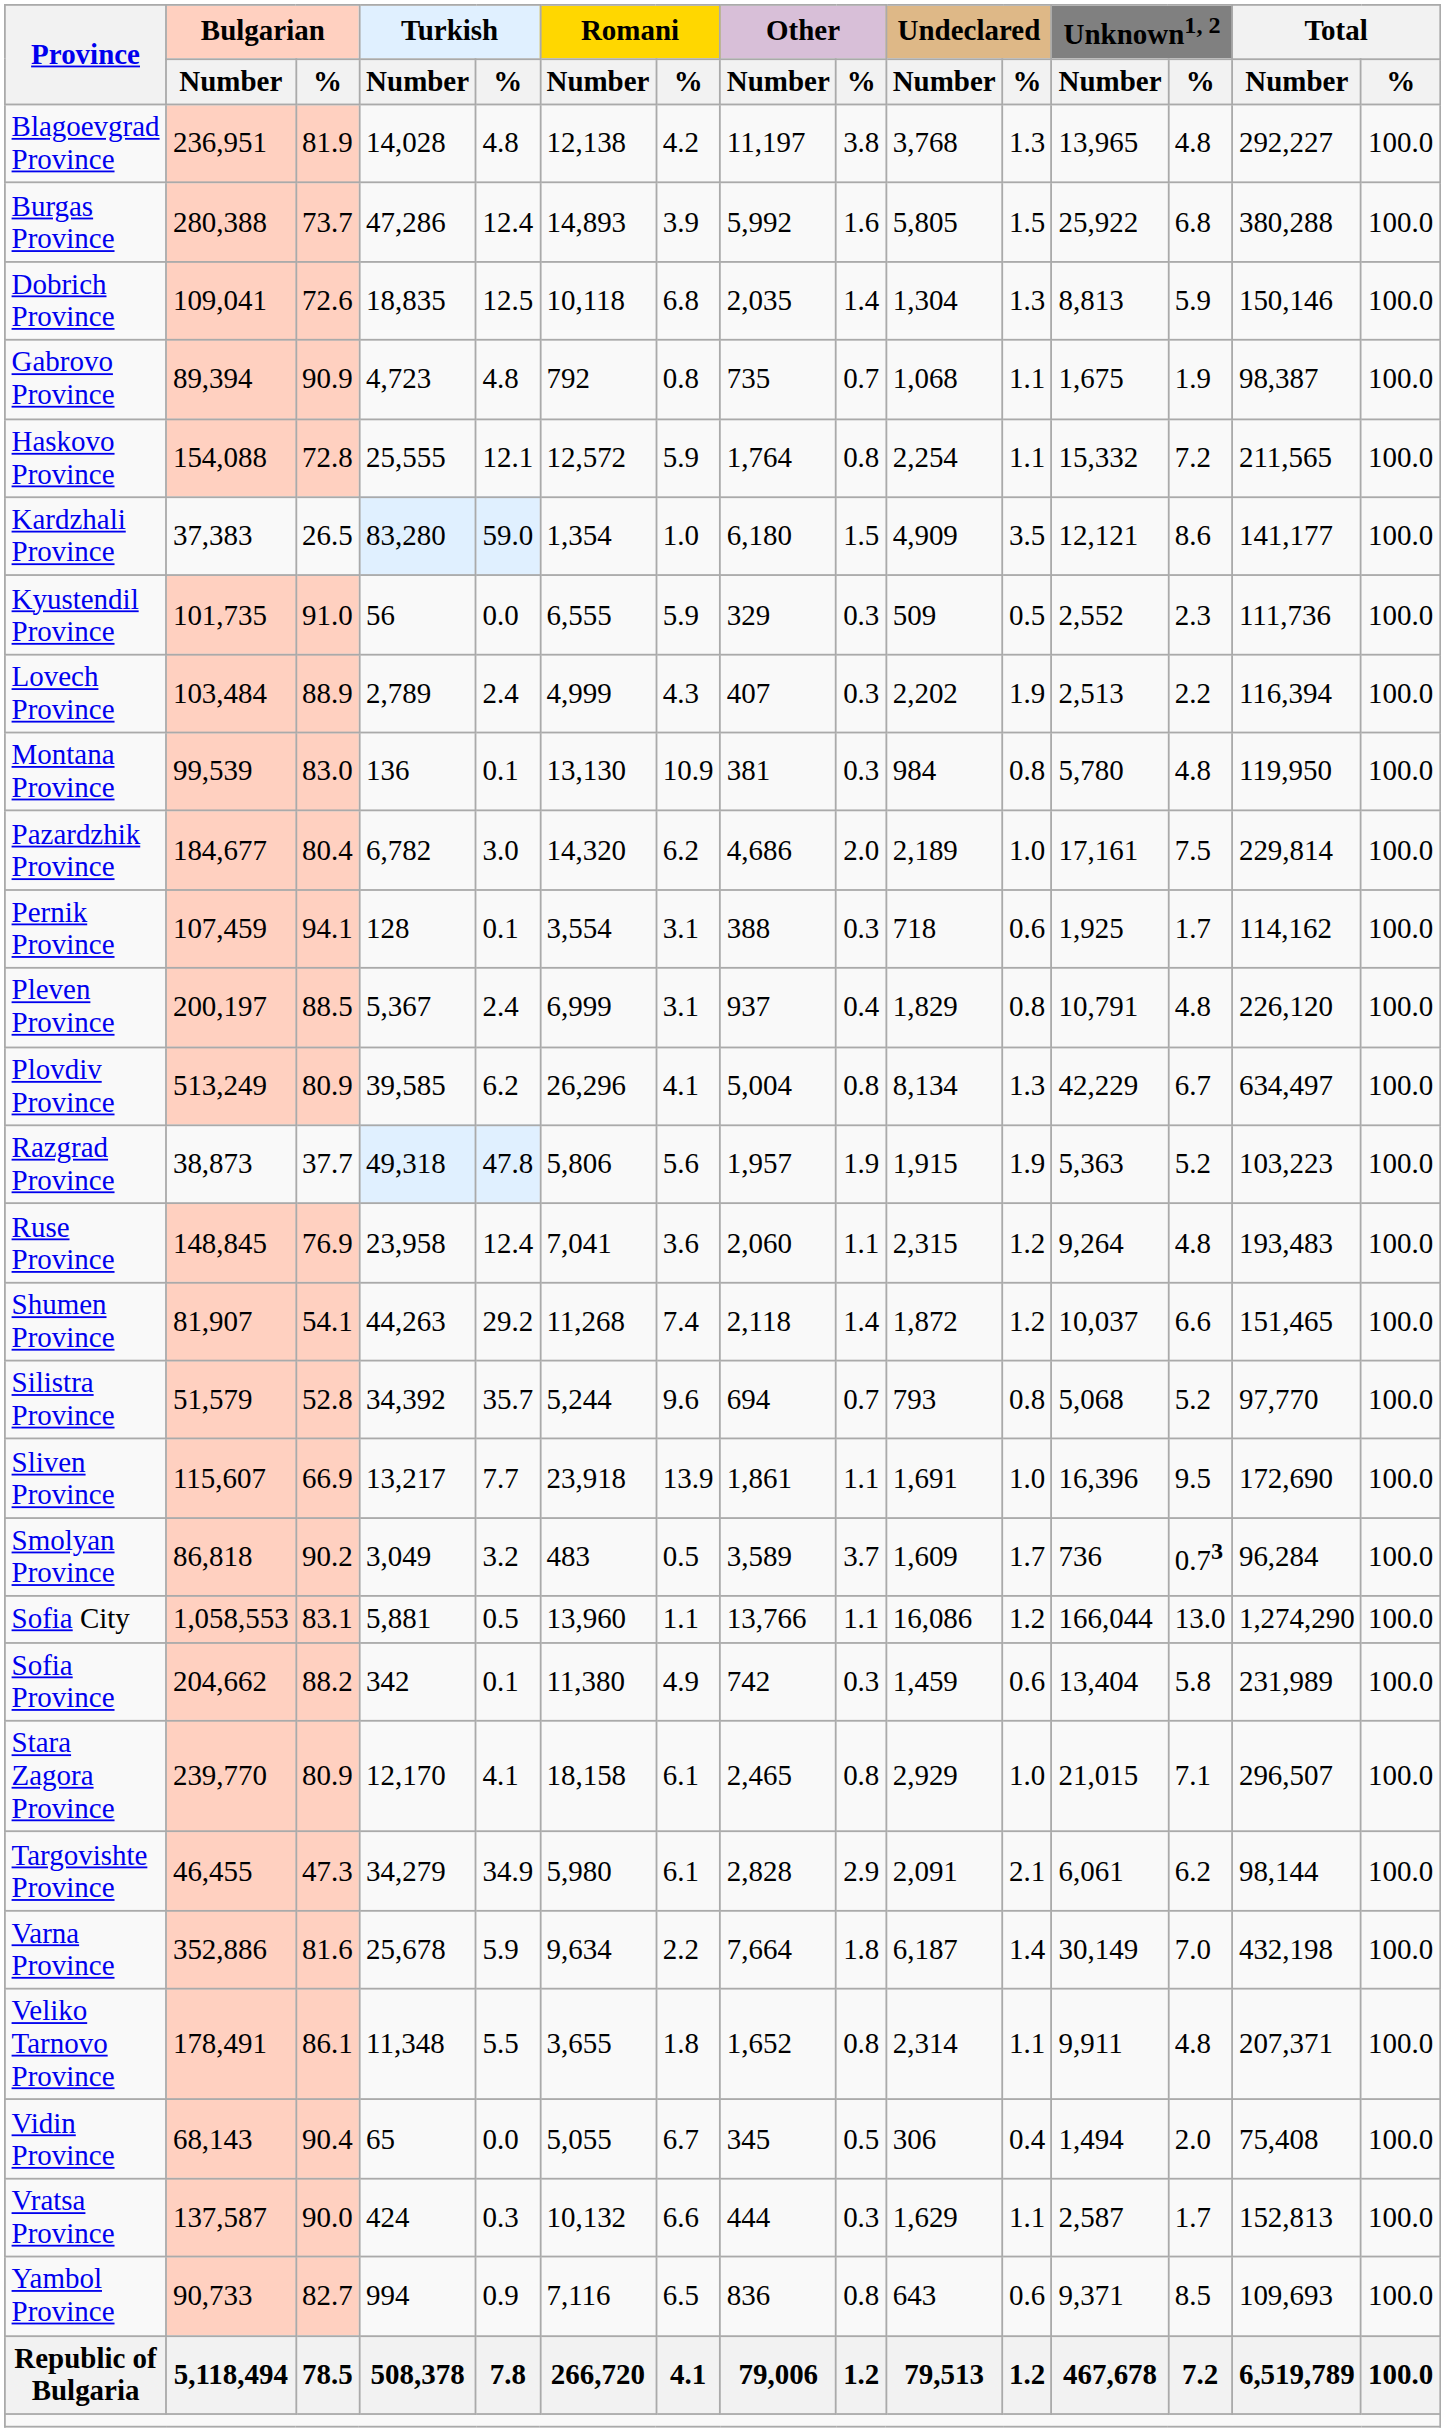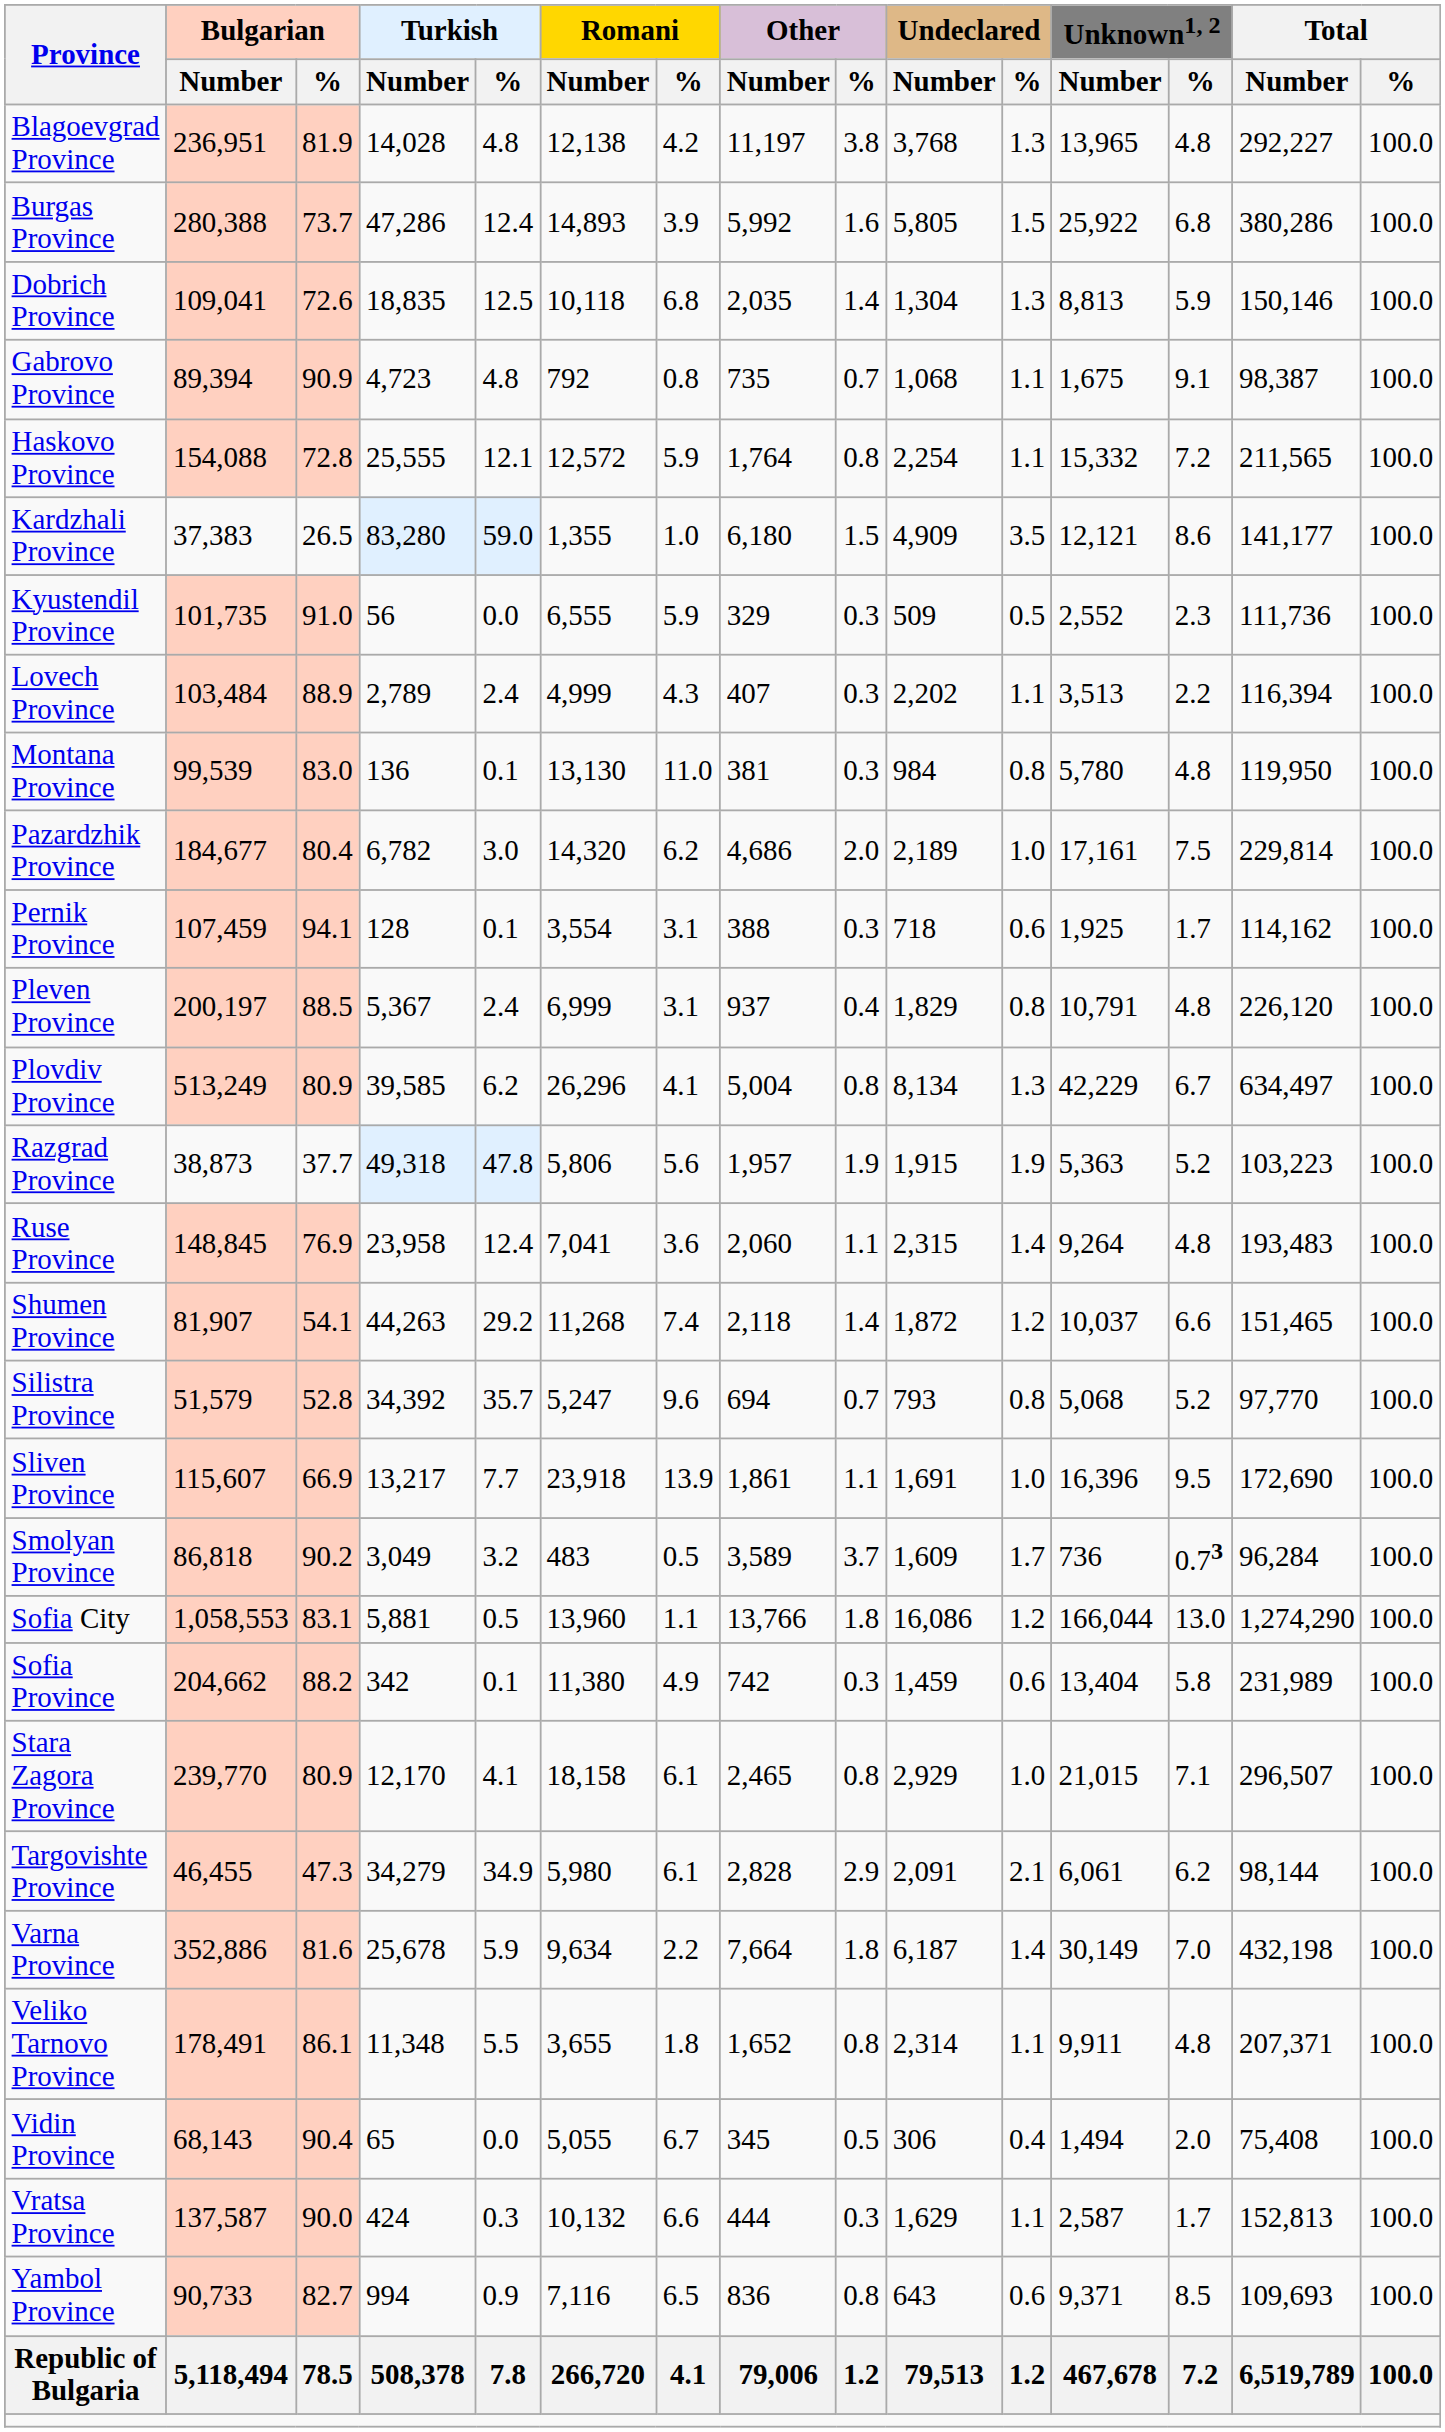(1286, 221) 380,288 -> (1286, 221) 380,286
(1193, 378) 1.9 -> (1193, 378) 9.1
(579, 535) 1,354 -> (579, 535) 1,355
(1027, 693) 1.9 -> (1027, 693) 1.1
(1091, 693) 2,513 -> (1091, 693) 3,513
(688, 771) 10.9 -> (688, 771) 11.0
(1027, 1242) 1.2 -> (1027, 1242) 1.4
(579, 1399) 5,244 -> (579, 1399) 5,247
(861, 1618) 1.1 -> (861, 1618) 1.8
